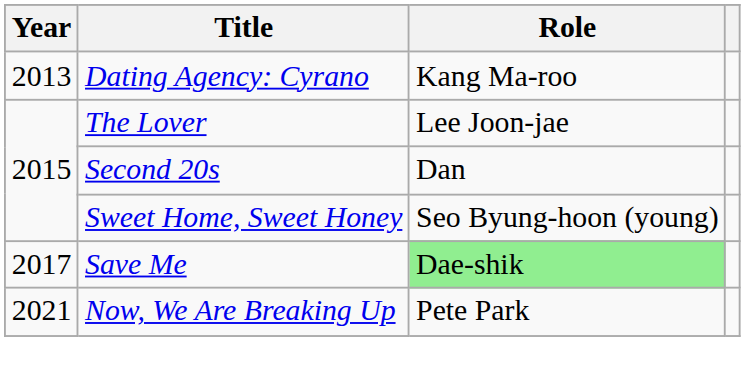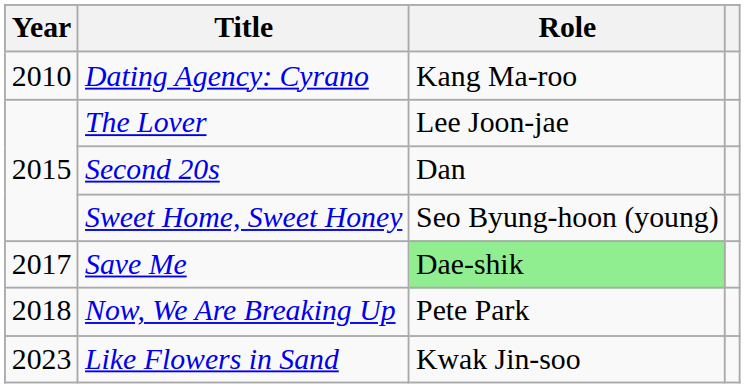(42, 75) 2013 -> (42, 75) 2010
(42, 311) 2021 -> (42, 311) 2018
+ row: (212, 358)
